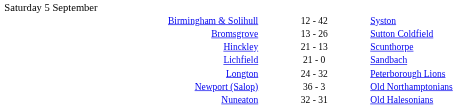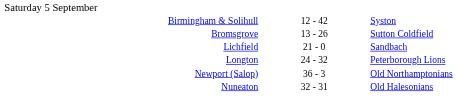- row: (241, 47)
